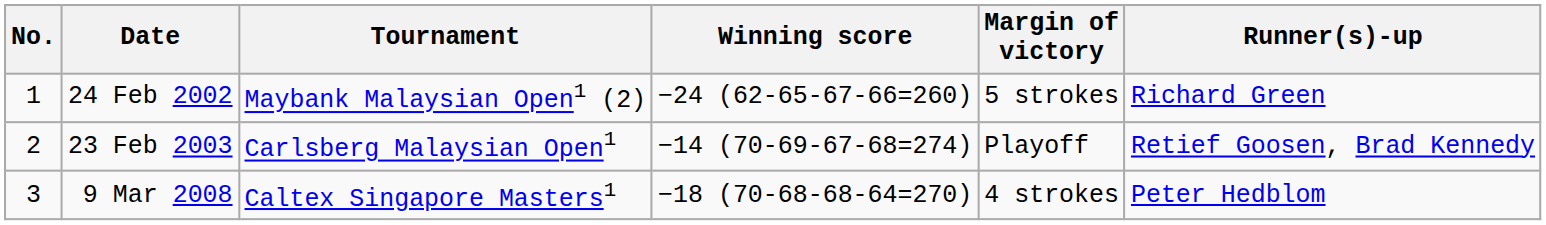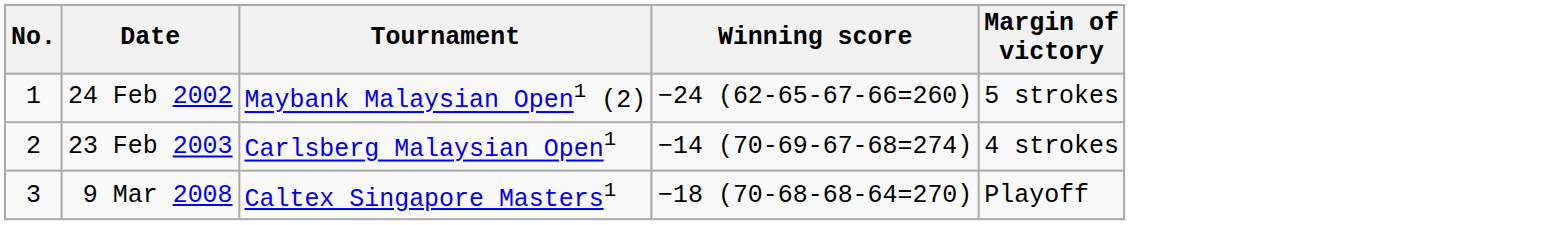- column: (1333, 40)
(1037, 147) Playoff -> (1052, 147) 4 strokes
(1052, 195) 4 strokes -> (1037, 195) Playoff
